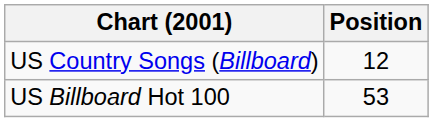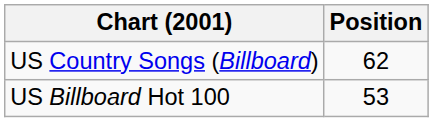(376, 60) 12 -> (376, 60) 62
